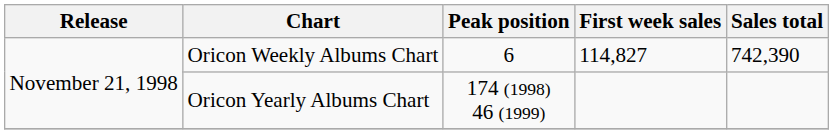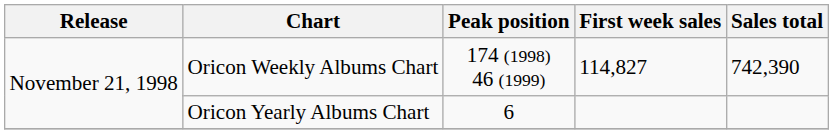(509, 54) 6 -> (509, 66) 174 (1998) 46 (1999)
(509, 100) 174 (1998) 46 (1999) -> (509, 111) 6
